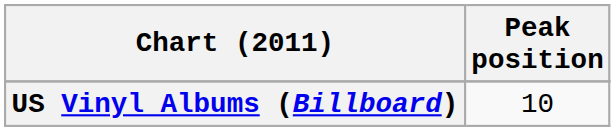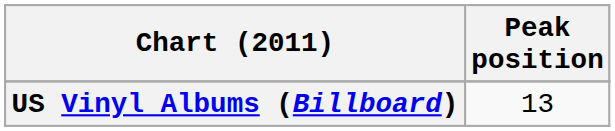(538, 104) 10 -> (538, 104) 13
